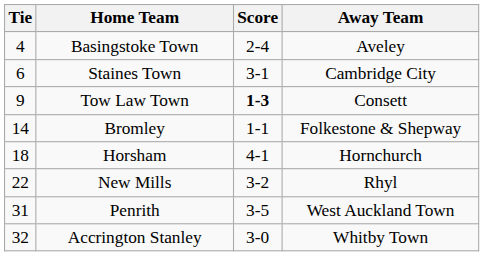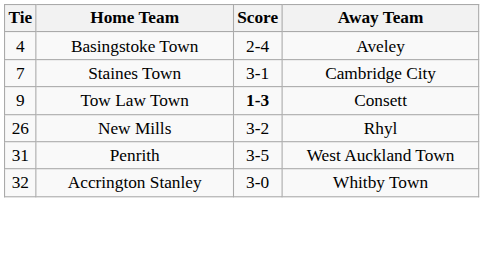(20, 73) 6 -> (20, 73) 7
- row: (135, 127)
- row: (135, 155)
(20, 182) 22 -> (20, 127) 26
